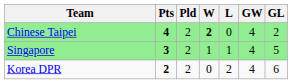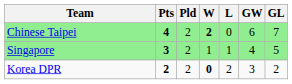(252, 32) 4 -> (252, 32) 6
(276, 32) 2 -> (276, 32) 7
(209, 69) normal -> (209, 69) bold
(252, 69) 4 -> (252, 69) 3
(276, 69) 6 -> (276, 69) 2
